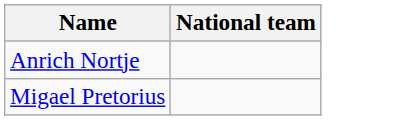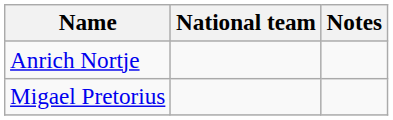+ column: (354, 22)
